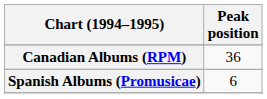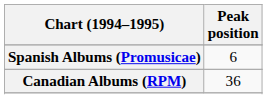rows swapped: (104, 57) <-> (104, 81)
